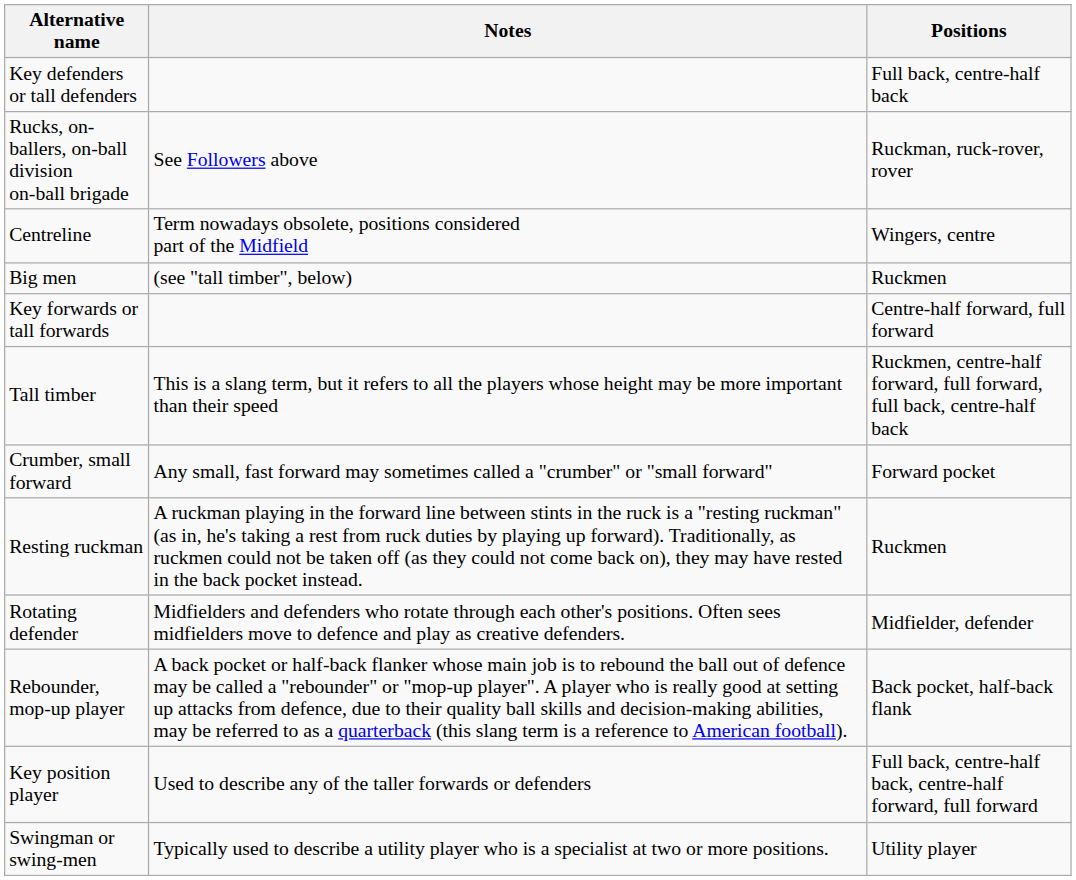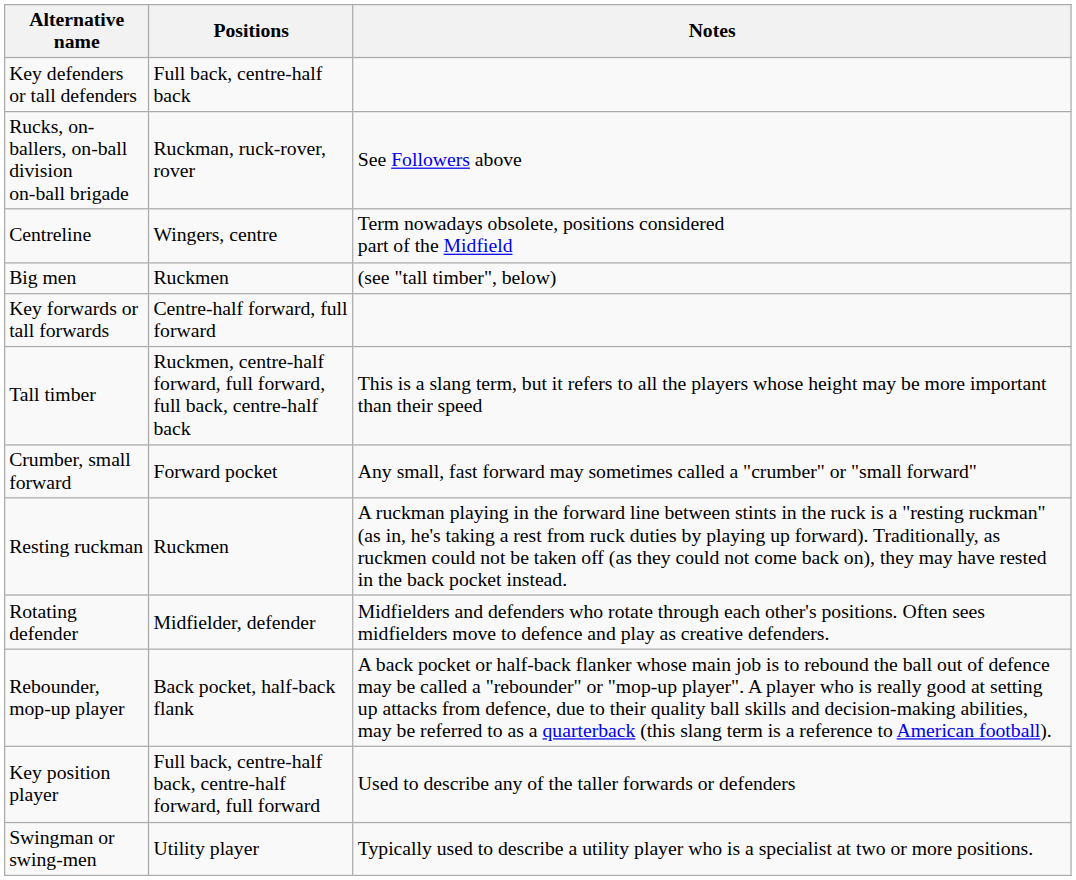columns swapped: (969, 31) <-> (508, 31)
